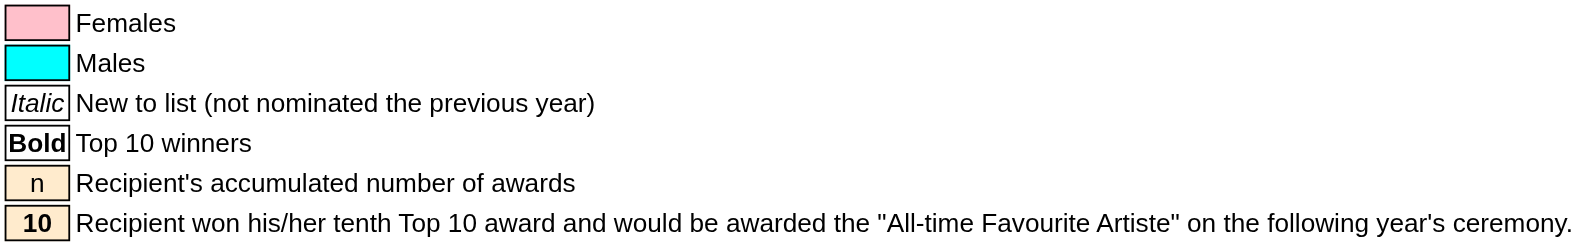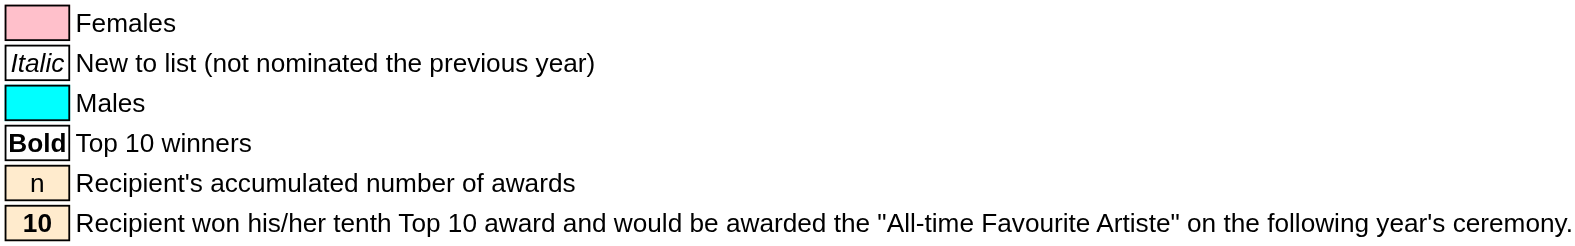rows swapped: (111, 63) <-> (335, 103)
